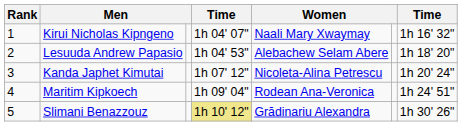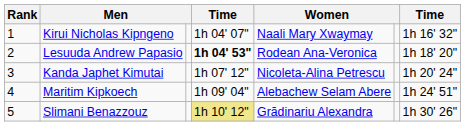(221, 53) normal -> (223, 53) bold
(321, 53) Alebachew Selam Abere -> (317, 53) Rodean Ana-Veronica
(314, 92) Rodean Ana-Veronica -> (324, 92) Alebachew Selam Abere
